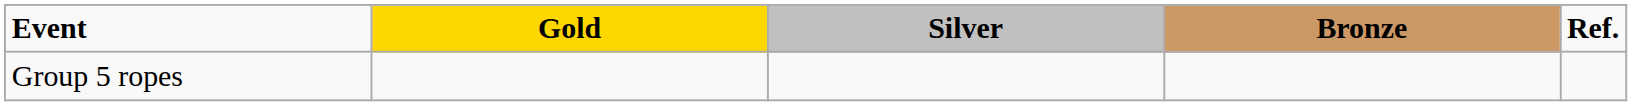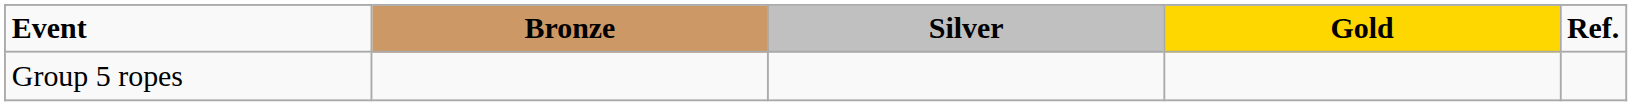columns swapped: (570, 28) <-> (1362, 28)
